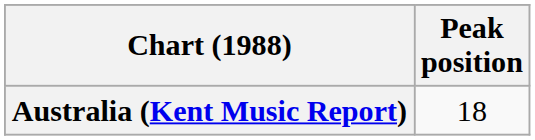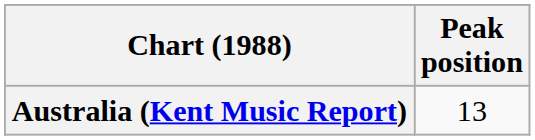(472, 109) 18 -> (472, 109) 13
